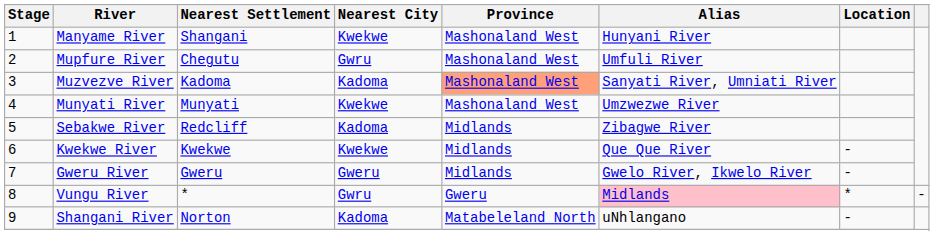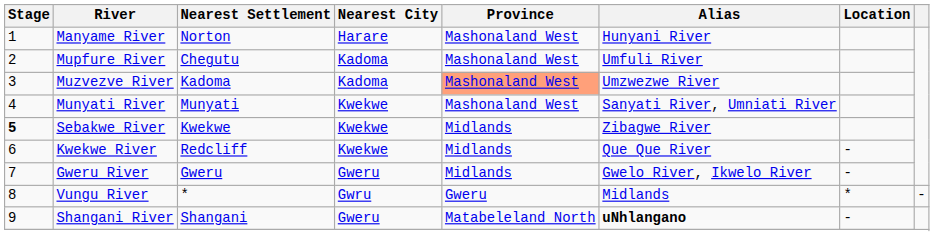(214, 39) Shangani -> (206, 39) Norton
(363, 39) Kwekwe -> (363, 39) Harare
(355, 61) Gwru -> (363, 61) Kadoma
(720, 84) Sanyati River, Umniati River -> (661, 84) Umzwezwe River
(661, 106) Umzwezwe River -> (720, 106) Sanyati River, Umniati River
(12, 129) normal -> (12, 129) bold
(214, 129) Redcliff -> (206, 129) Kwekwe
(363, 129) Kadoma -> (363, 129) Kwekwe
(206, 151) Kwekwe -> (214, 151) Redcliff
(636, 196) pink background -> (636, 196) no background
(206, 219) Norton -> (214, 219) Shangani
(363, 219) Kadoma -> (359, 219) Gweru
(644, 219) normal -> (644, 219) bold
